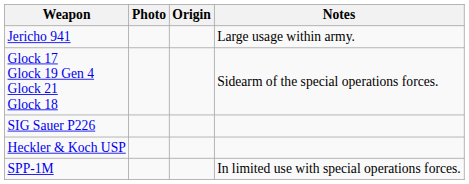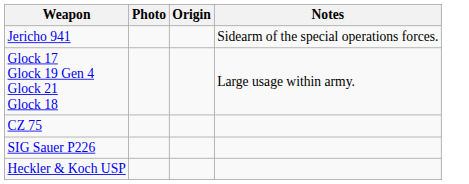(286, 36) Large usage within army. -> (328, 36) Sidearm of the special operations forces.
(328, 81) Sidearm of the special operations forces. -> (286, 81) Large usage within army.
+ row: (25, 125)
- row: (31, 169)
